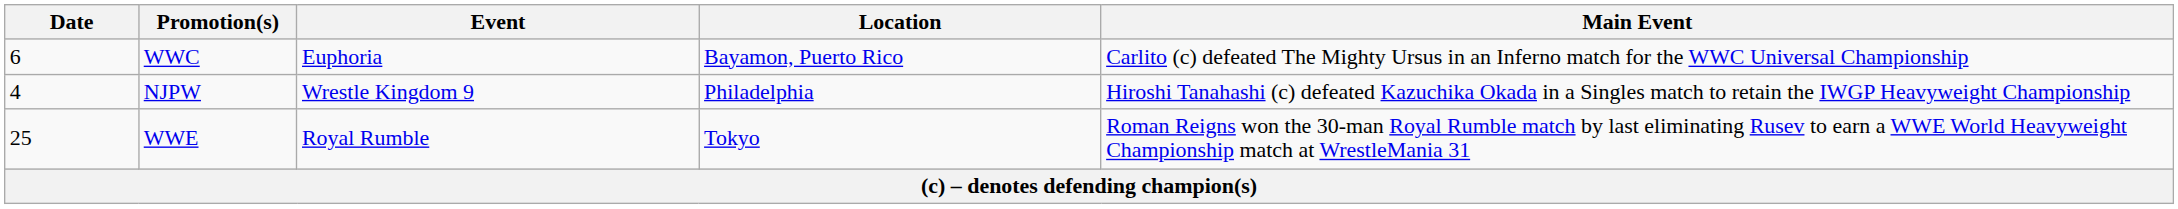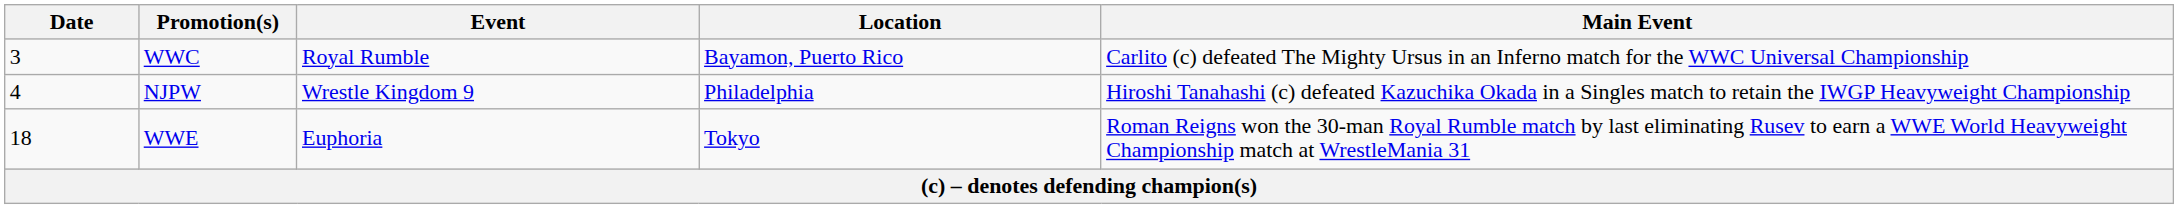(15, 56) 6 -> (15, 56) 3
(342, 56) Euphoria -> (366, 56) Royal Rumble
(21, 138) 25 -> (21, 138) 18
(366, 138) Royal Rumble -> (342, 138) Euphoria
